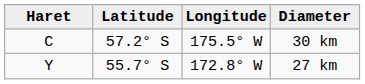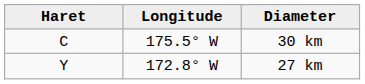- column: (138, 17)
